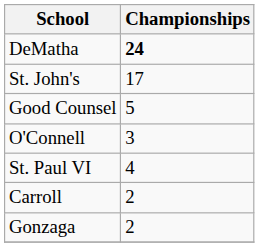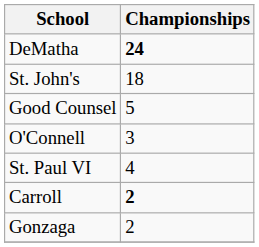(135, 78) 17 -> (135, 78) 18
(130, 197) normal -> (130, 197) bold
